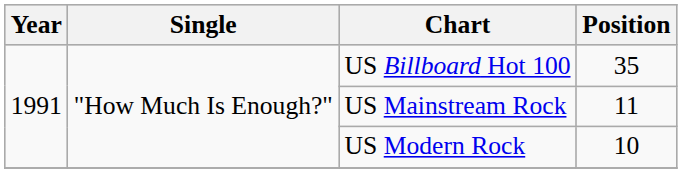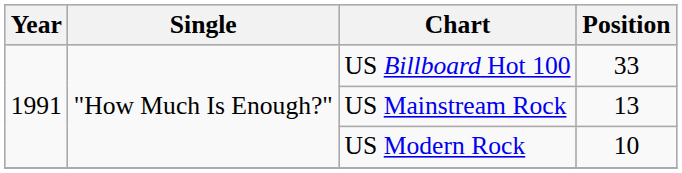(626, 65) 35 -> (626, 65) 33
(626, 106) 11 -> (626, 106) 13
